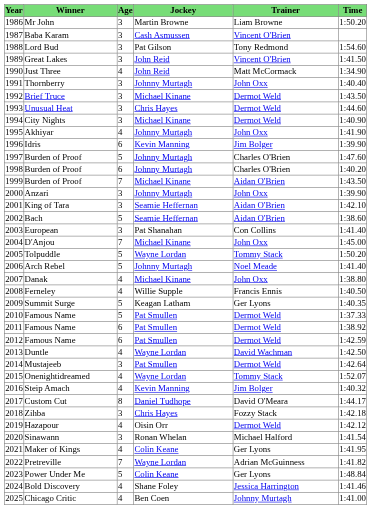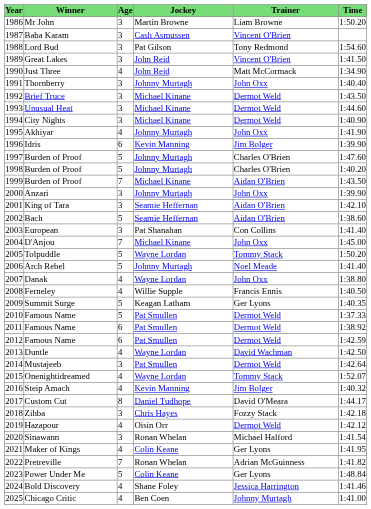(156, 108) Chris Hayes -> (163, 108) Michael Kinane
(120, 169) 6 -> (120, 169) 5
(163, 278) Michael Kinane -> (160, 278) Wayne Lordan
(160, 462) Wayne Lordan -> (161, 462) Ronan Whelan
